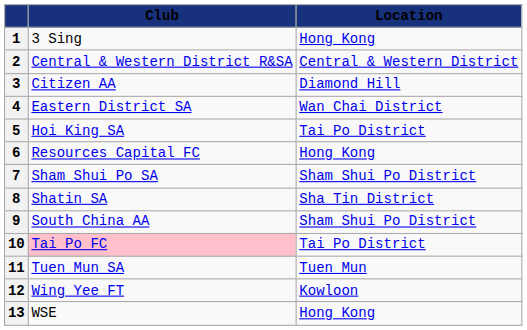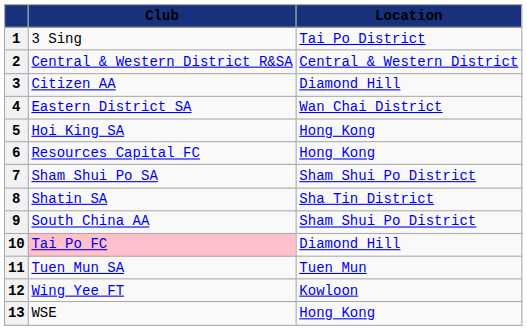(337, 39) Hong Kong -> (362, 39) Tai Po District
(362, 130) Tai Po District -> (337, 130) Hong Kong
(362, 245) Tai Po District -> (350, 245) Diamond Hill
